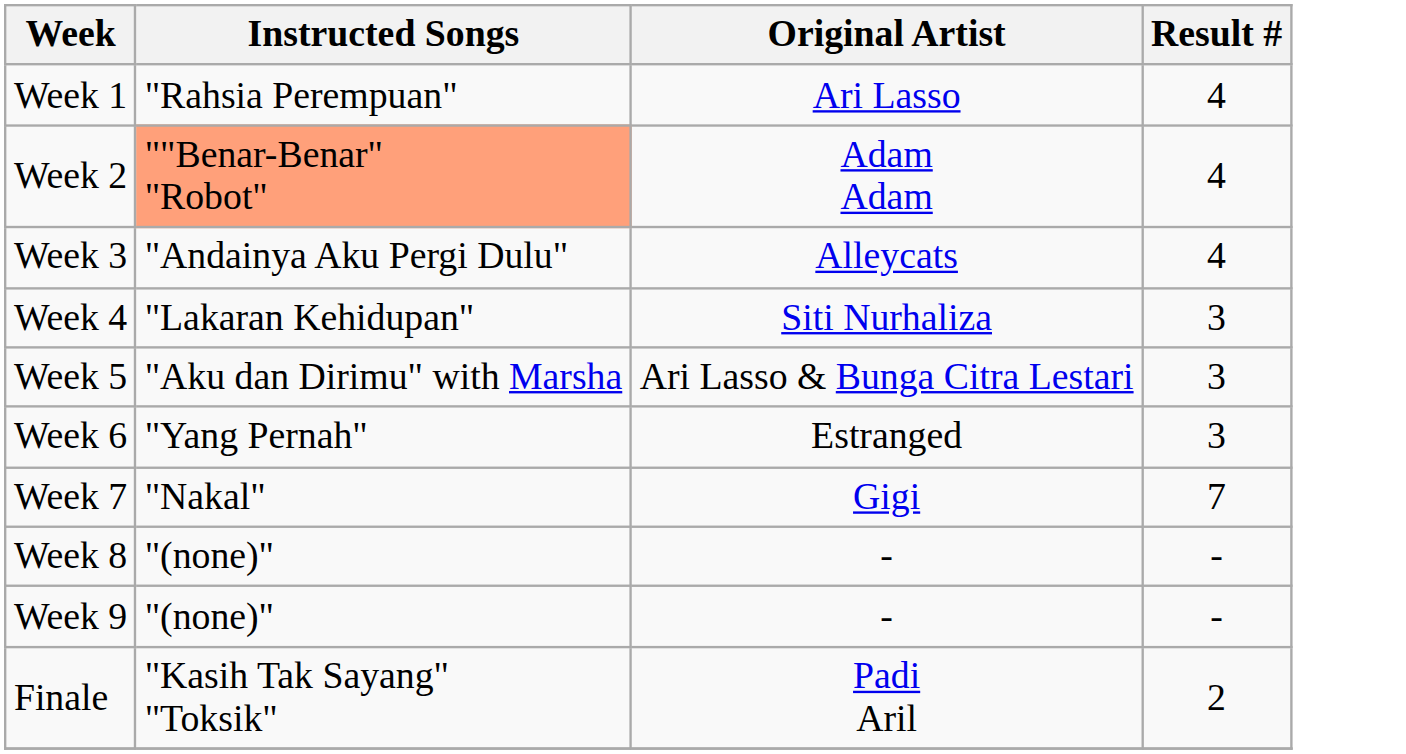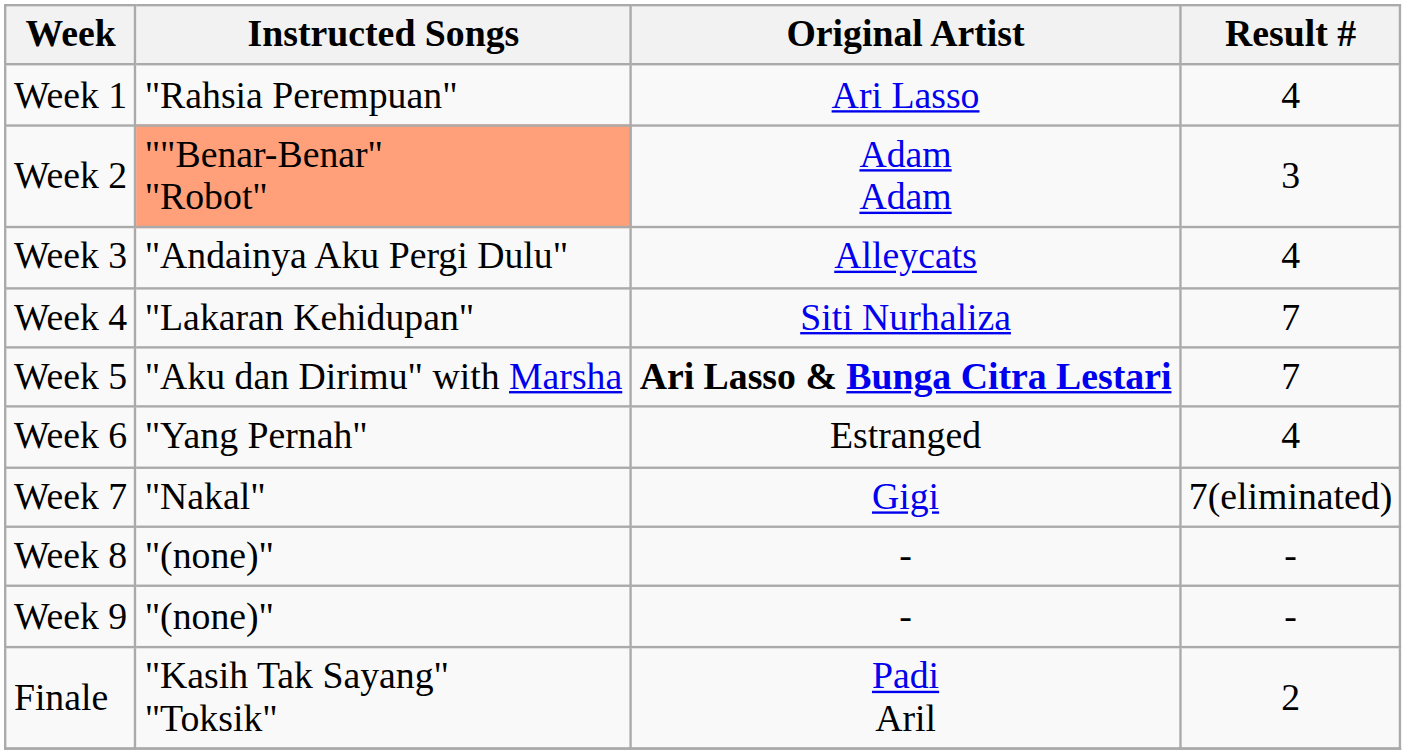(1217, 175) 4 -> (1291, 175) 3
(1217, 316) 3 -> (1291, 316) 7
(887, 376) normal -> (906, 376) bold
(1217, 376) 3 -> (1291, 376) 7
(1217, 436) 3 -> (1291, 436) 4
(1217, 496) 7 -> (1291, 496) 7(eliminated)
